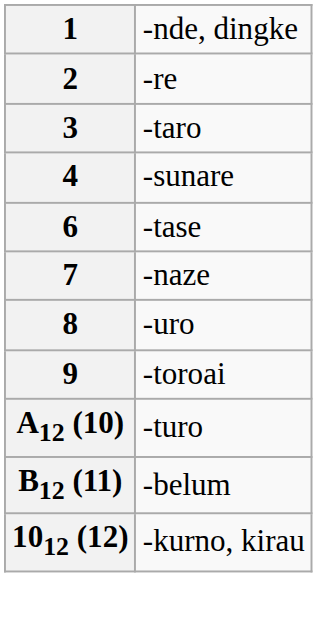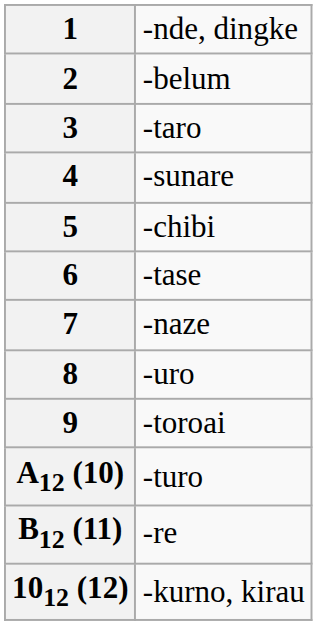(160, 78) -re -> (187, 78) -belum
+ row: (70, 226)
(187, 484) -belum -> (160, 533) -re
